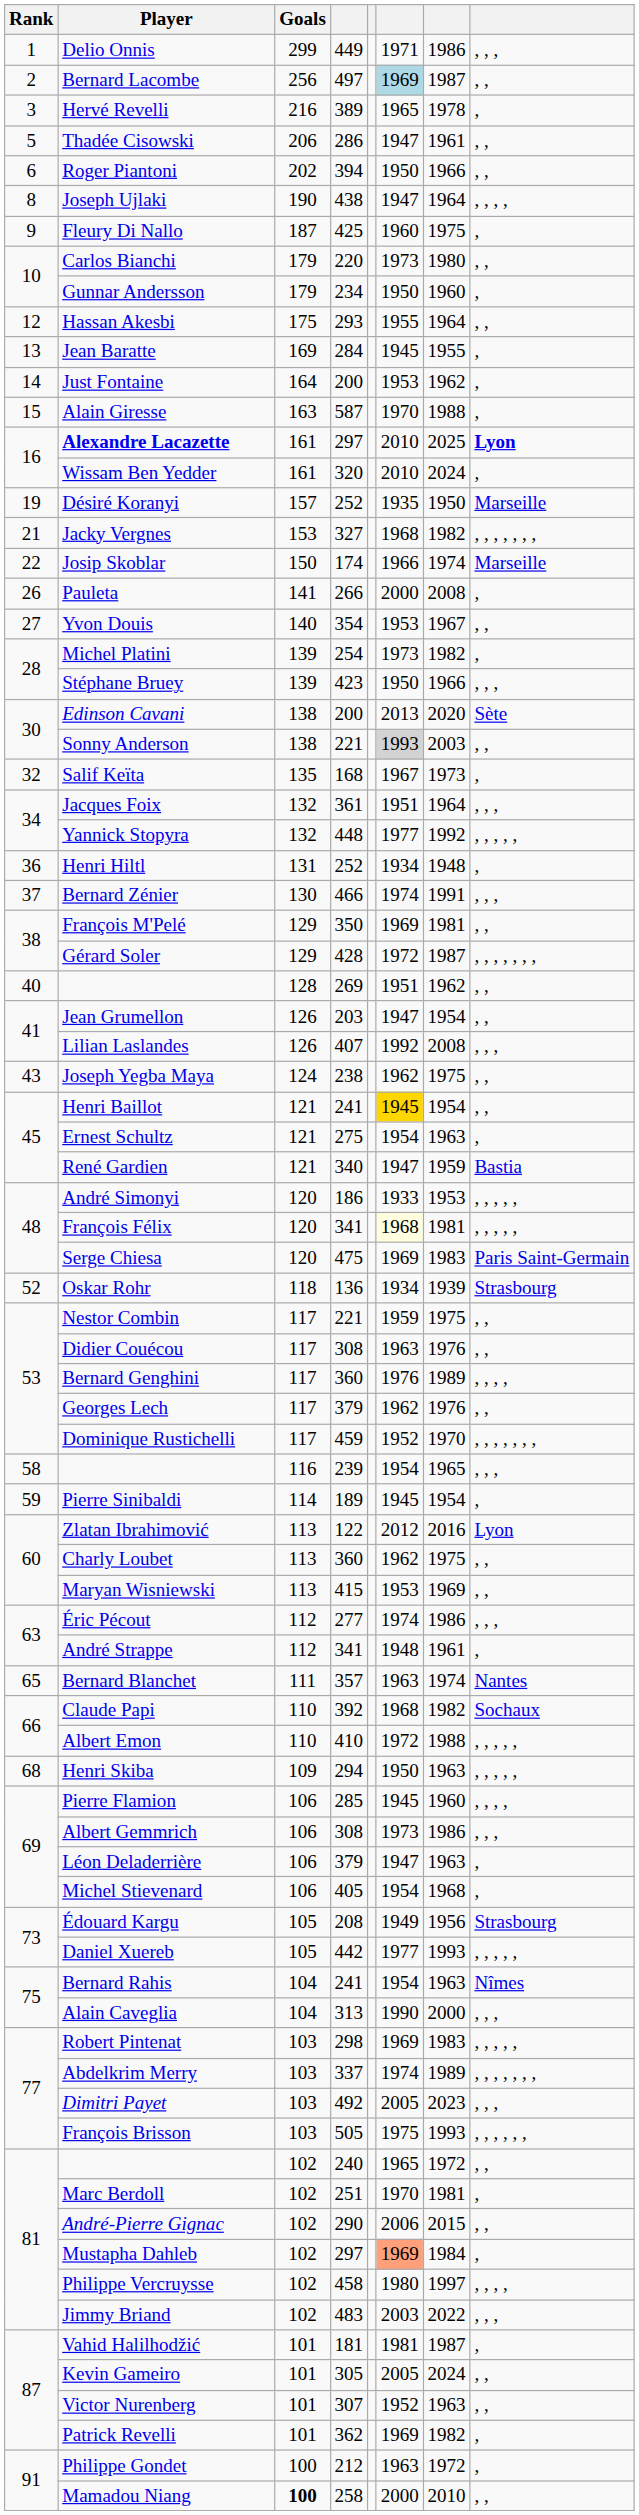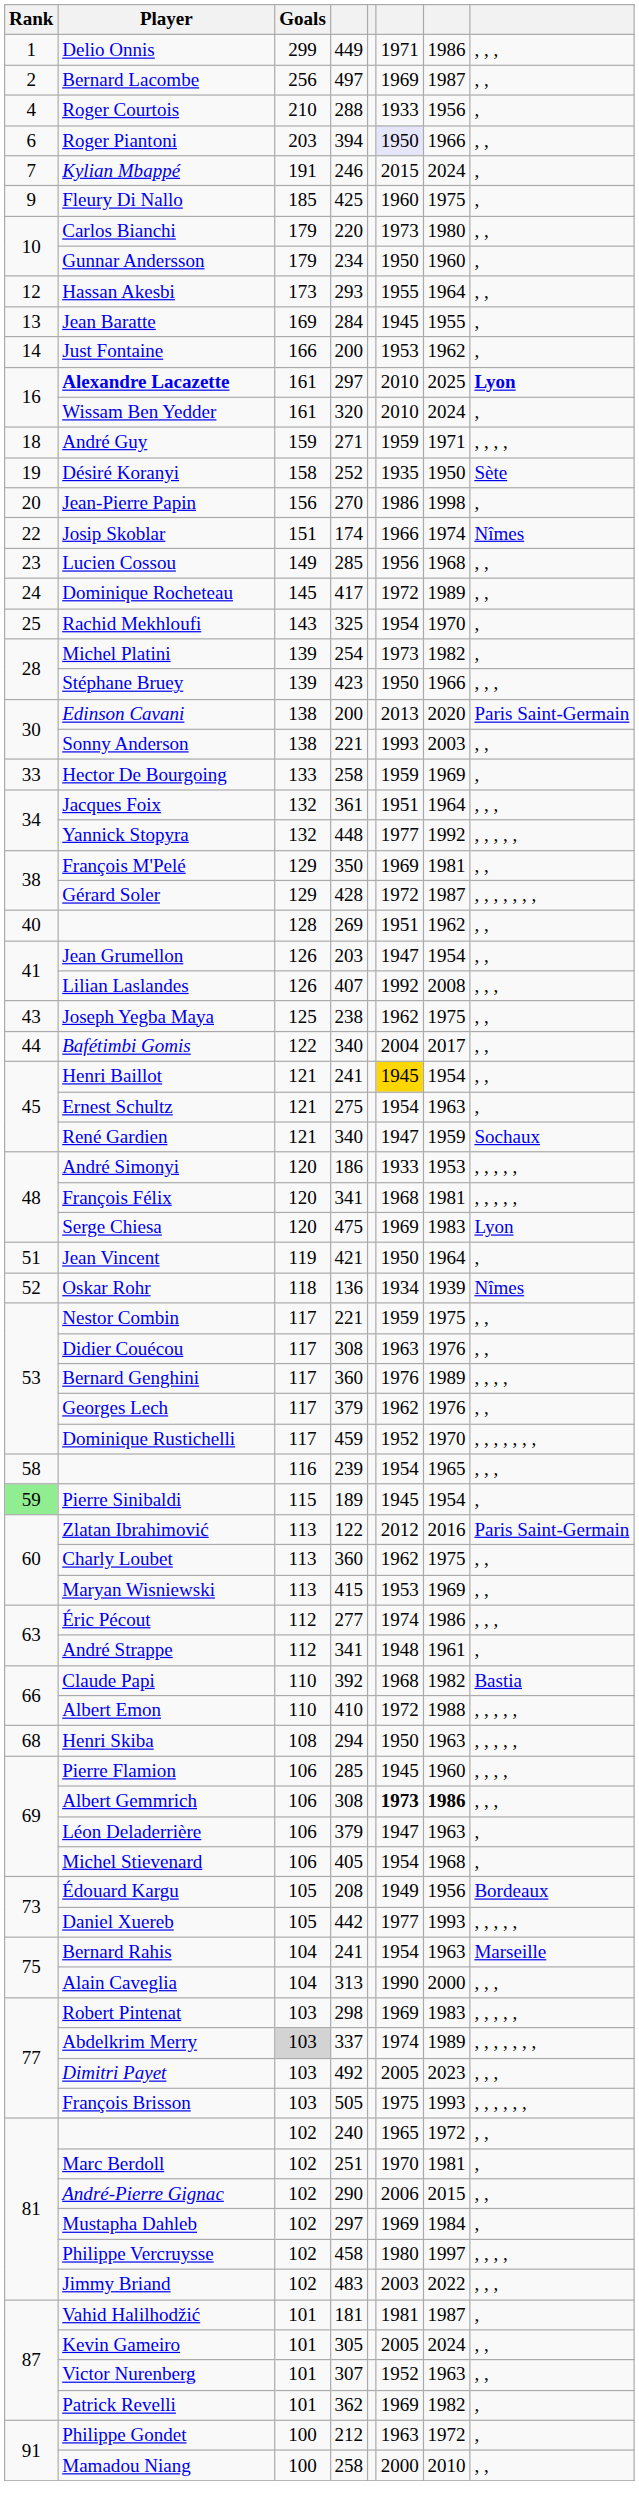(400, 79) lightblue background -> (400, 79) no background
- row: (115, 110)
+ row: (121, 110)
- row: (128, 140)
(303, 170) 202 -> (303, 140) 203
(400, 170) no background -> (400, 140) lavender background
+ row: (121, 170)
- row: (114, 200)
(303, 230) 187 -> (303, 200) 185
(303, 321) 175 -> (303, 291) 173
(303, 381) 164 -> (303, 351) 166
- row: (114, 412)
+ row: (105, 442)
(303, 502) 157 -> (303, 472) 158
(510, 502) Marseille -> (491, 472) Sète
+ row: (129, 502)
- row: (117, 532)
(303, 563) 150 -> (303, 532) 151
(510, 563) Marseille -> (499, 532) Nîmes
+ row: (119, 563)
+ row: (148, 593)
+ row: (132, 623)
- row: (90, 593)
- row: (108, 623)
(491, 714) Sète -> (552, 714) Paris Saint-Germain
(400, 744) lightgrey background -> (400, 744) no background
- row: (103, 774)
+ row: (145, 774)
- row: (104, 865)
- row: (120, 895)
(303, 1076) 124 -> (303, 1016) 125
+ row: (126, 1046)
(498, 1167) Bastia -> (507, 1136) Sochaux
(400, 1227) lightyellow background -> (400, 1197) no background
(552, 1257) Paris Saint-Germain -> (494, 1227) Lyon
+ row: (111, 1257)
(515, 1287) Strasbourg -> (499, 1287) Nîmes
(31, 1499) no background -> (31, 1499) lightgreen background
(303, 1499) 114 -> (303, 1499) 115
(494, 1529) Lyon -> (552, 1529) Paris Saint-Germain
- row: (129, 1680)
(507, 1710) Sochaux -> (498, 1680) Bastia
(303, 1770) 109 -> (303, 1740) 108
(400, 1831) normal -> (400, 1801) bold
(447, 1831) normal -> (447, 1801) bold
(515, 1921) Strasbourg -> (511, 1891) Bordeaux
(499, 1982) Nîmes -> (510, 1952) Marseille
(303, 2072) no background -> (303, 2042) lightgrey background
(400, 2254) lightsalmon background -> (400, 2223) no background
(303, 2495) bold -> (303, 2465) normal
